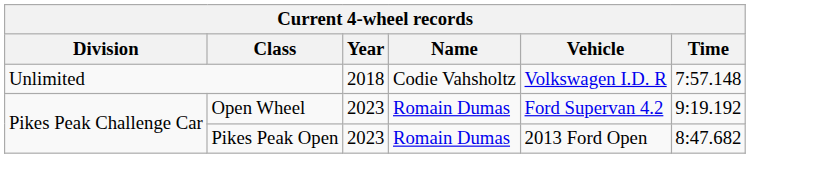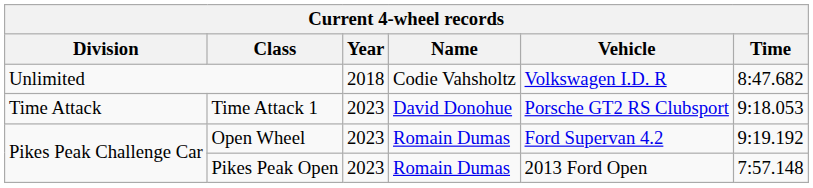(708, 78) 7:57.148 -> (771, 78) 8:47.682
+ row: (265, 108)
(708, 138) 8:47.682 -> (771, 167) 7:57.148
